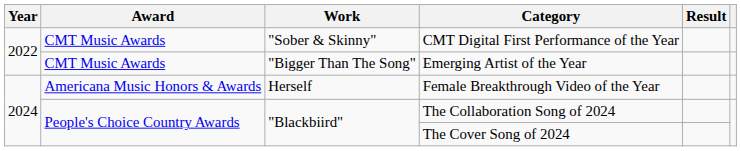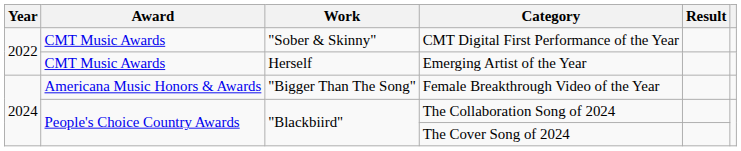(342, 63) "Bigger Than The Song" -> (290, 63) Herself
(290, 87) Herself -> (342, 87) "Bigger Than The Song"
